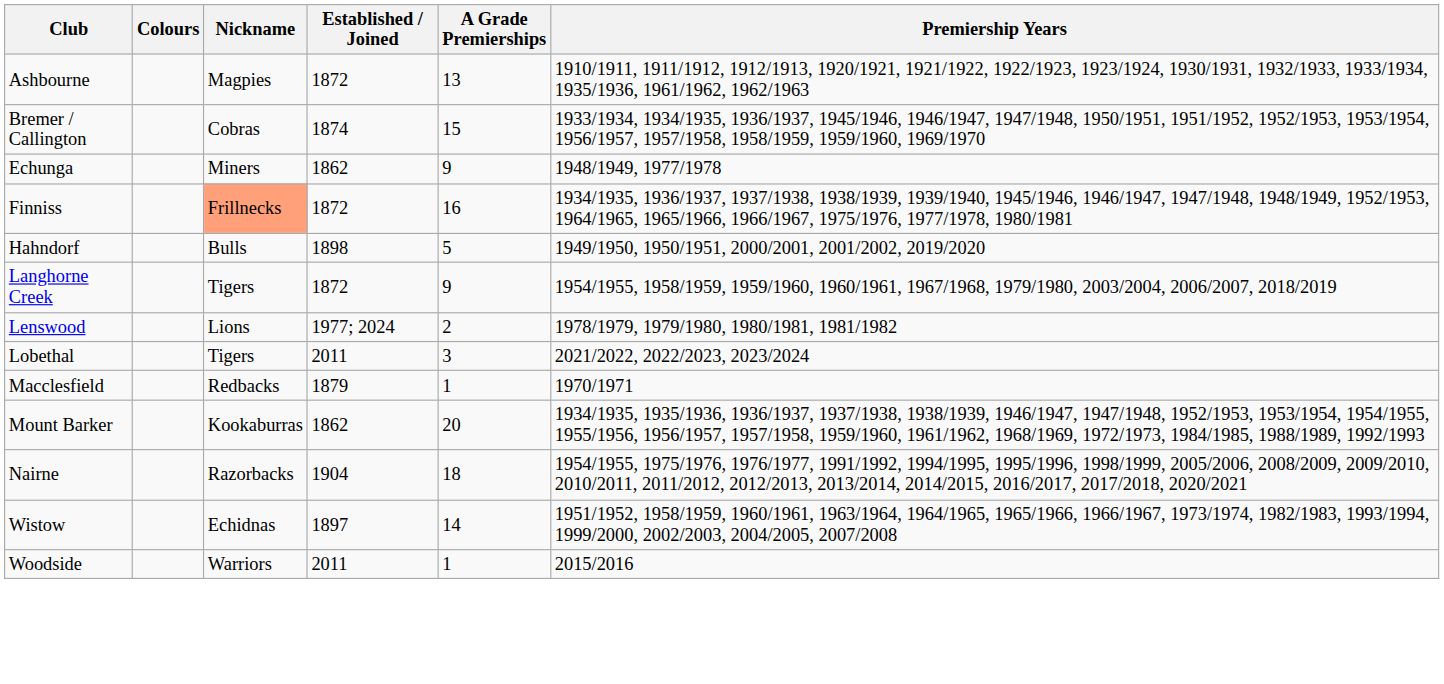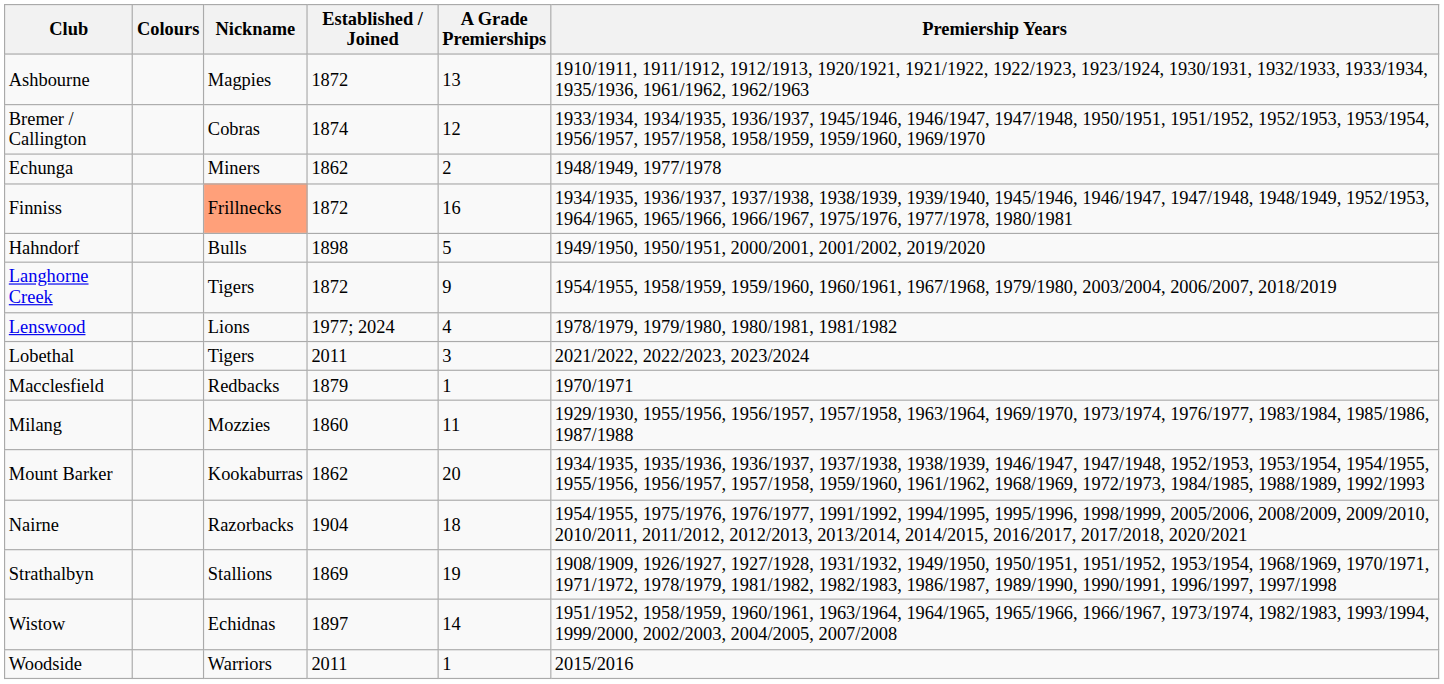(452, 129) 15 -> (452, 129) 12
(447, 168) 9 -> (447, 168) 2
(447, 326) 2 -> (447, 326) 4
+ row: (35, 424)
+ row: (51, 574)
